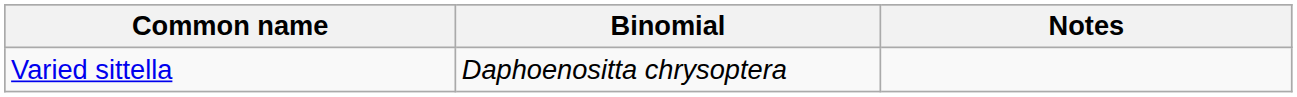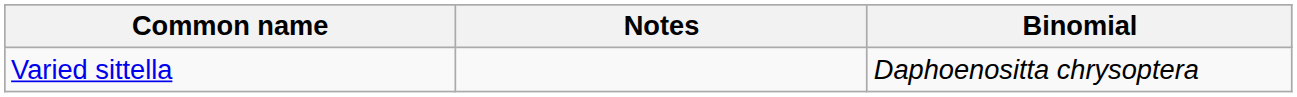columns swapped: (668, 26) <-> (1086, 26)
